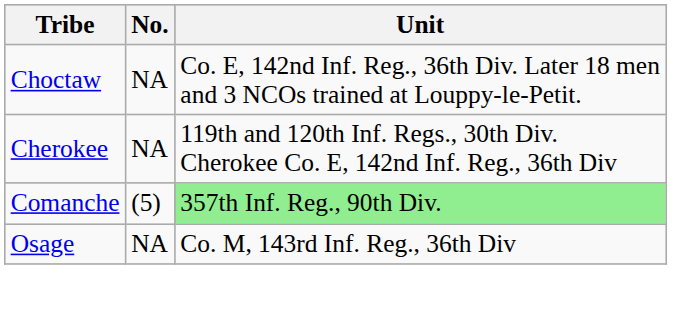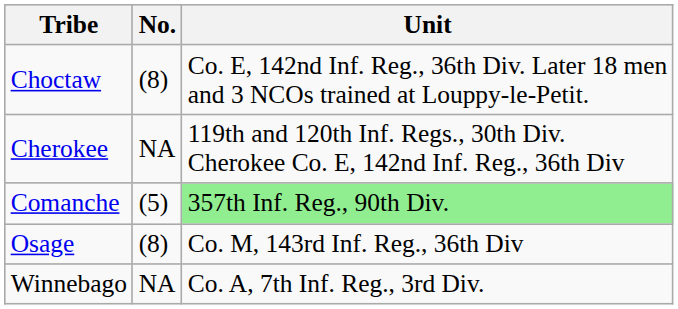(150, 79) NA -> (153, 79) (8)
(150, 243) NA -> (153, 243) (8)
+ row: (69, 283)
